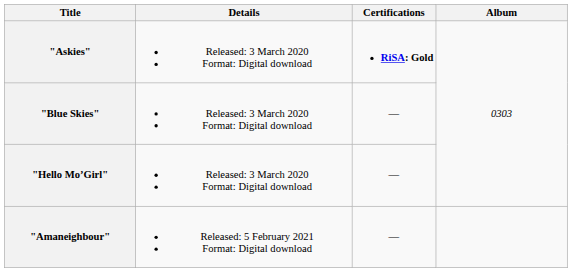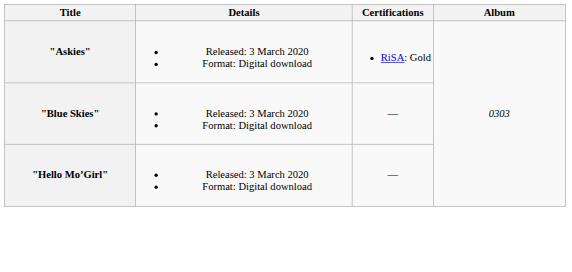(394, 58) bold -> (393, 58) normal
- row: (70, 236)
